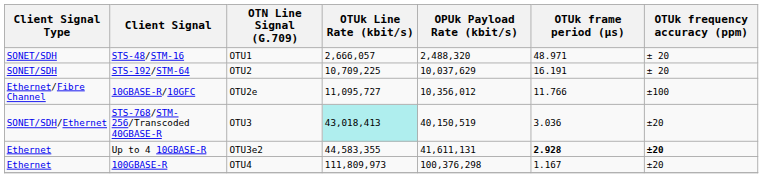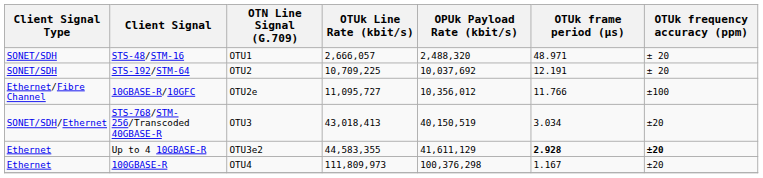(448, 71) 10,037,629 -> (448, 71) 10,037,692
(550, 71) 16.191 -> (550, 71) 12.191
(353, 123) paleturquoise background -> (353, 123) no background
(547, 123) 3.036 -> (547, 123) 3.034
(448, 150) 41,611,131 -> (448, 150) 41,611,129
